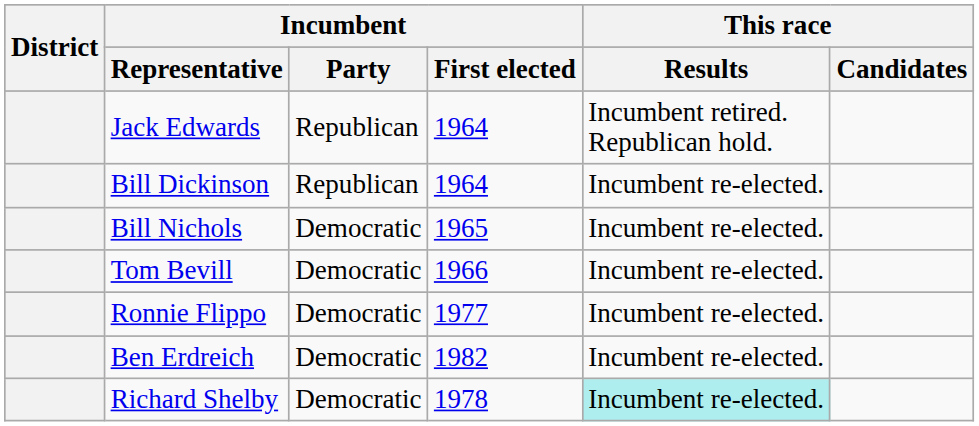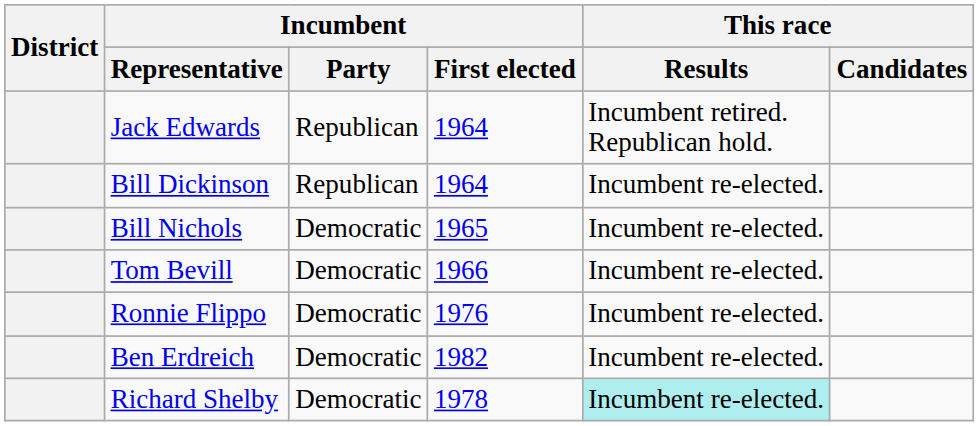(461, 313) 1977 -> (461, 313) 1976
